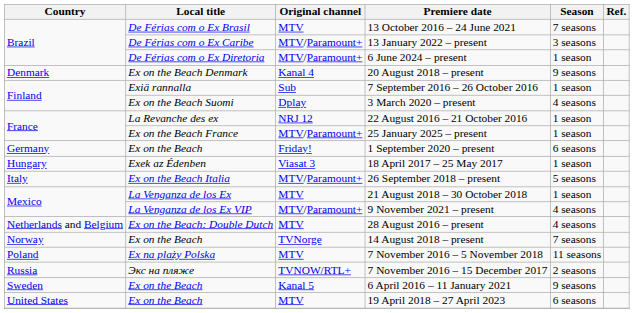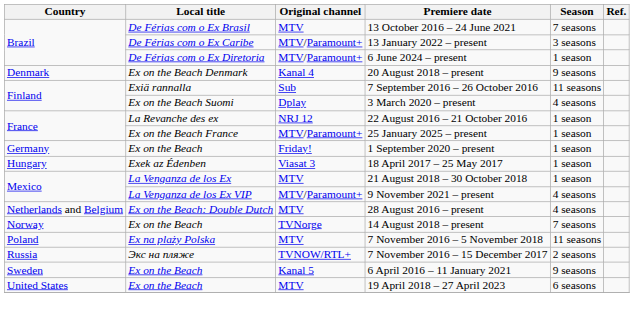(572, 87) 1 season -> (577, 87) 11 seasons
(574, 148) 6 seasons -> (572, 148) 1 season
- row: (434, 179)
